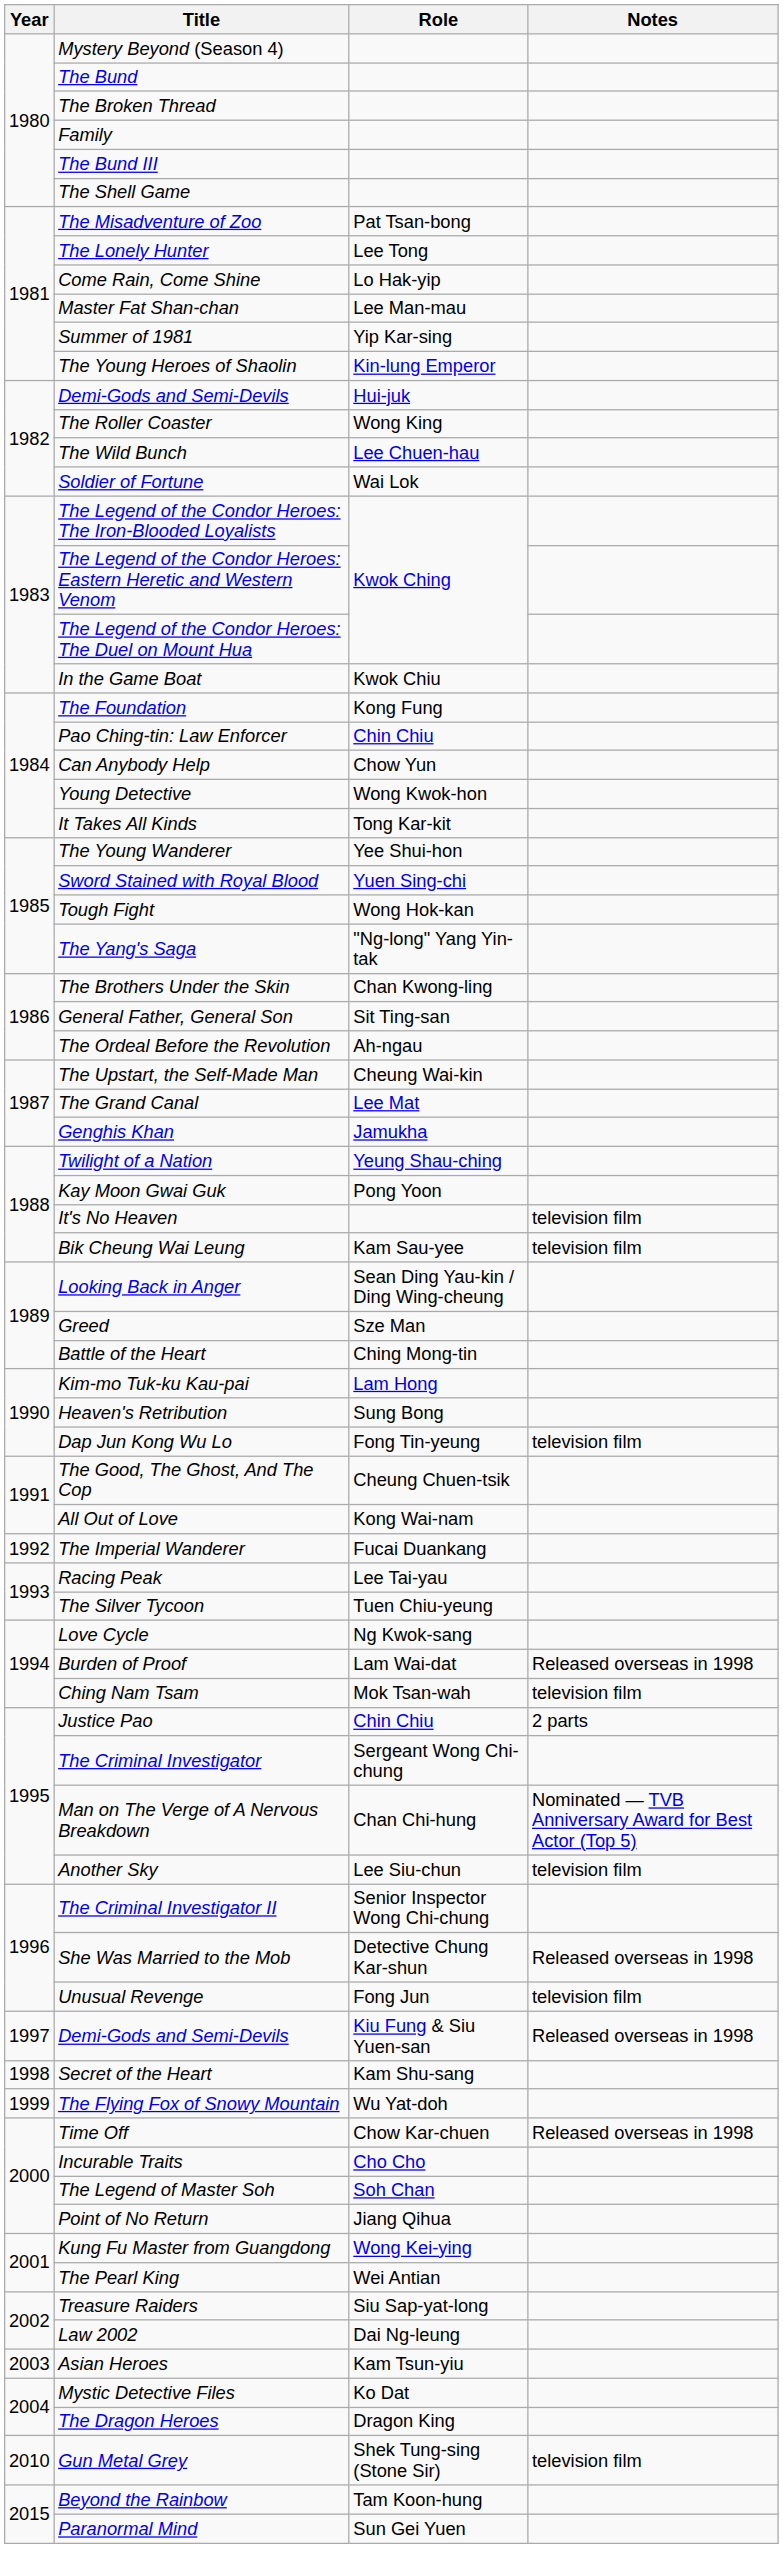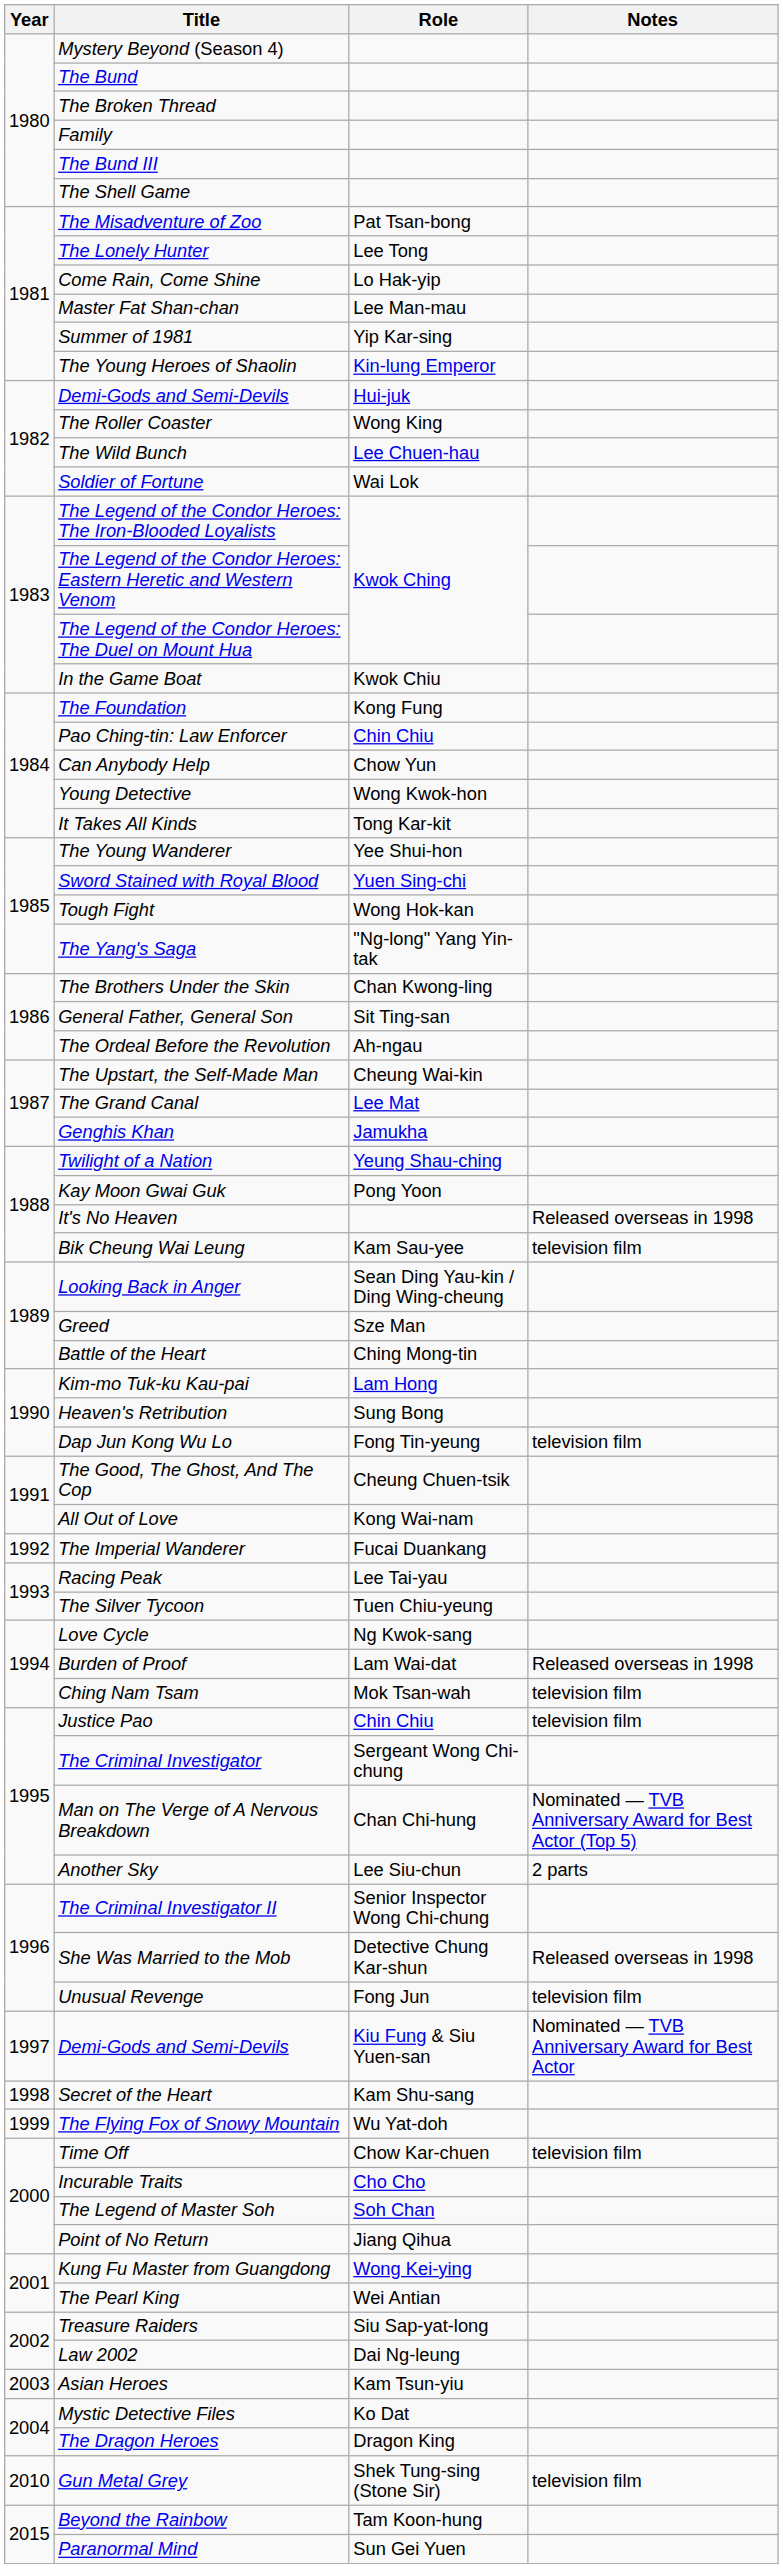(587, 1219) television film -> (643, 1219) Released overseas in 1998
(560, 1722) 2 parts -> (587, 1722) television film
(587, 1870) television film -> (560, 1870) 2 parts
(643, 2036) Released overseas in 1998 -> (642, 2046) Nominated — TVB Anniversary Award for Best Actor
(643, 2133) Released overseas in 1998 -> (587, 2153) television film
